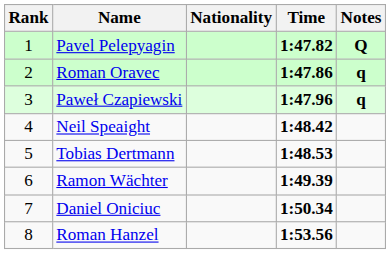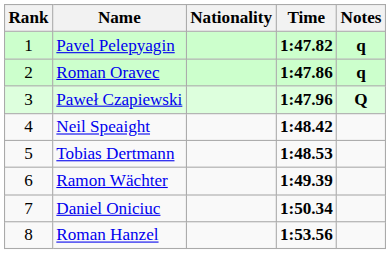(361, 45) Q -> (361, 45) q
(361, 99) q -> (361, 99) Q
